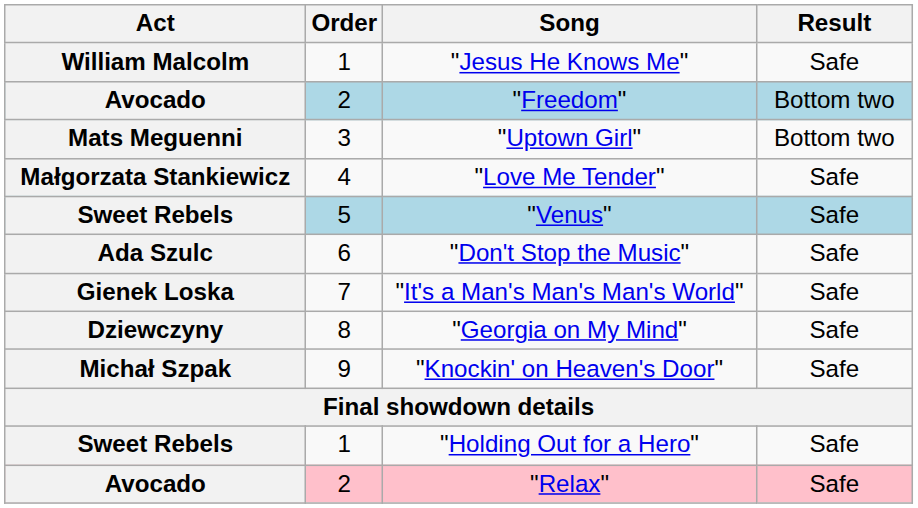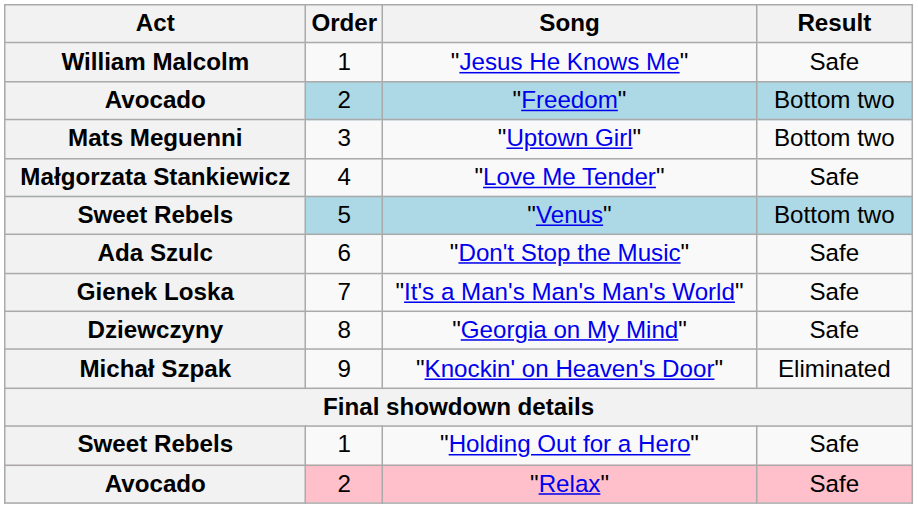(834, 215) Safe -> (834, 215) Bottom two
(834, 368) Safe -> (834, 368) Eliminated
